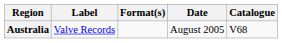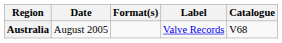columns swapped: (197, 12) <-> (85, 12)
